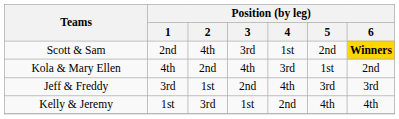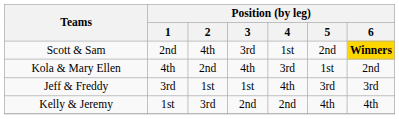(248, 86) 2nd -> (248, 86) 1st
(248, 104) 1st -> (248, 104) 2nd
